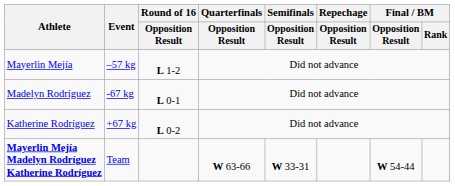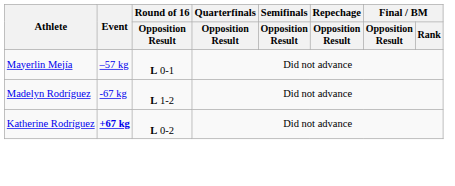(169, 71) L 1-2 -> (162, 71) L 0-1
(169, 101) L 0-1 -> (162, 101) L 1-2
(121, 124) normal -> (115, 124) bold
- row: (54, 160)
